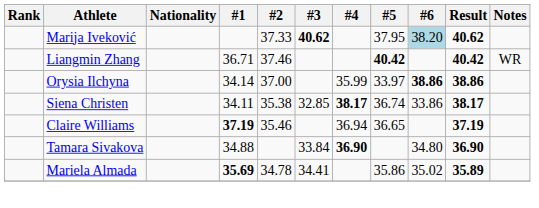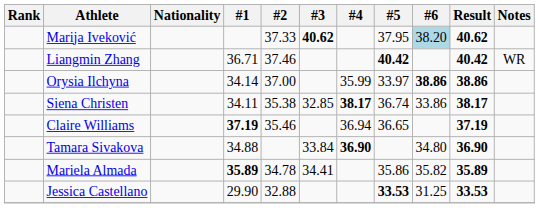(238, 170) 35.69 -> (242, 170) 35.89
(427, 170) 35.02 -> (431, 170) 35.82
+ row: (97, 192)
